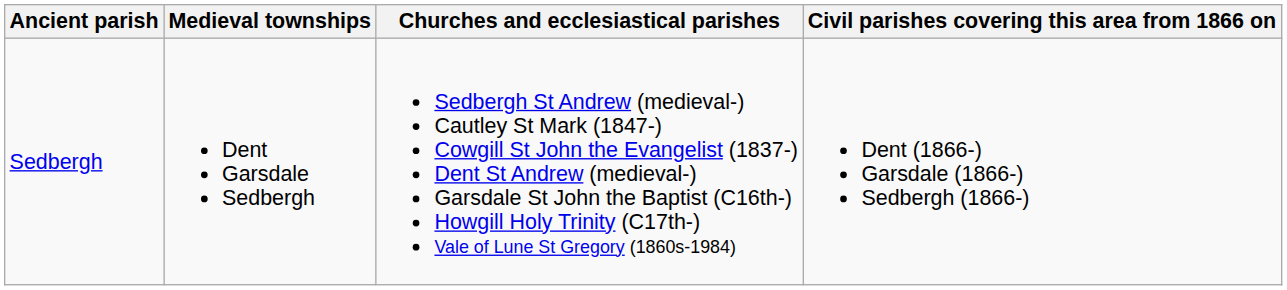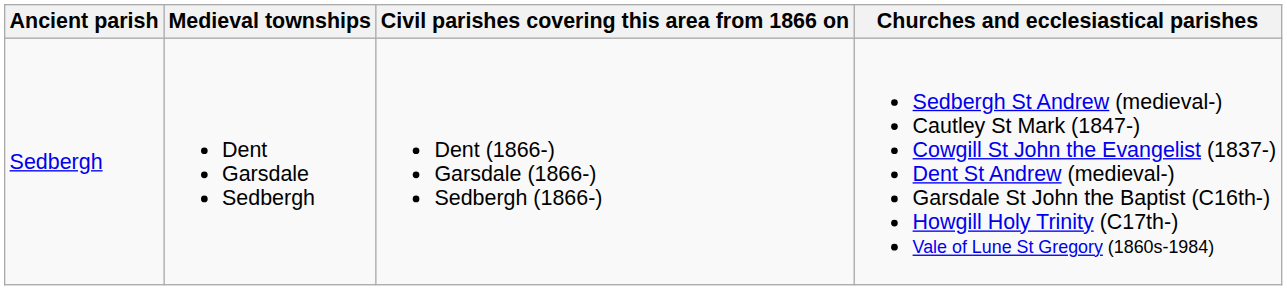columns swapped: (1042, 21) <-> (589, 21)
